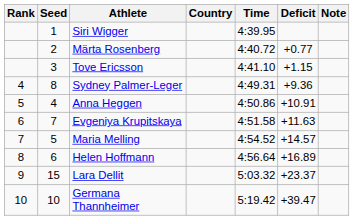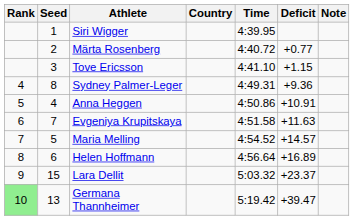(21, 200) no background -> (21, 200) lightgreen background
(54, 200) 10 -> (54, 200) 13
